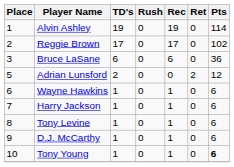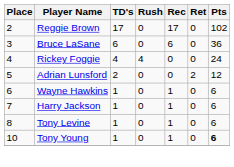- row: (64, 28)
+ row: (69, 59)
- row: (69, 138)
